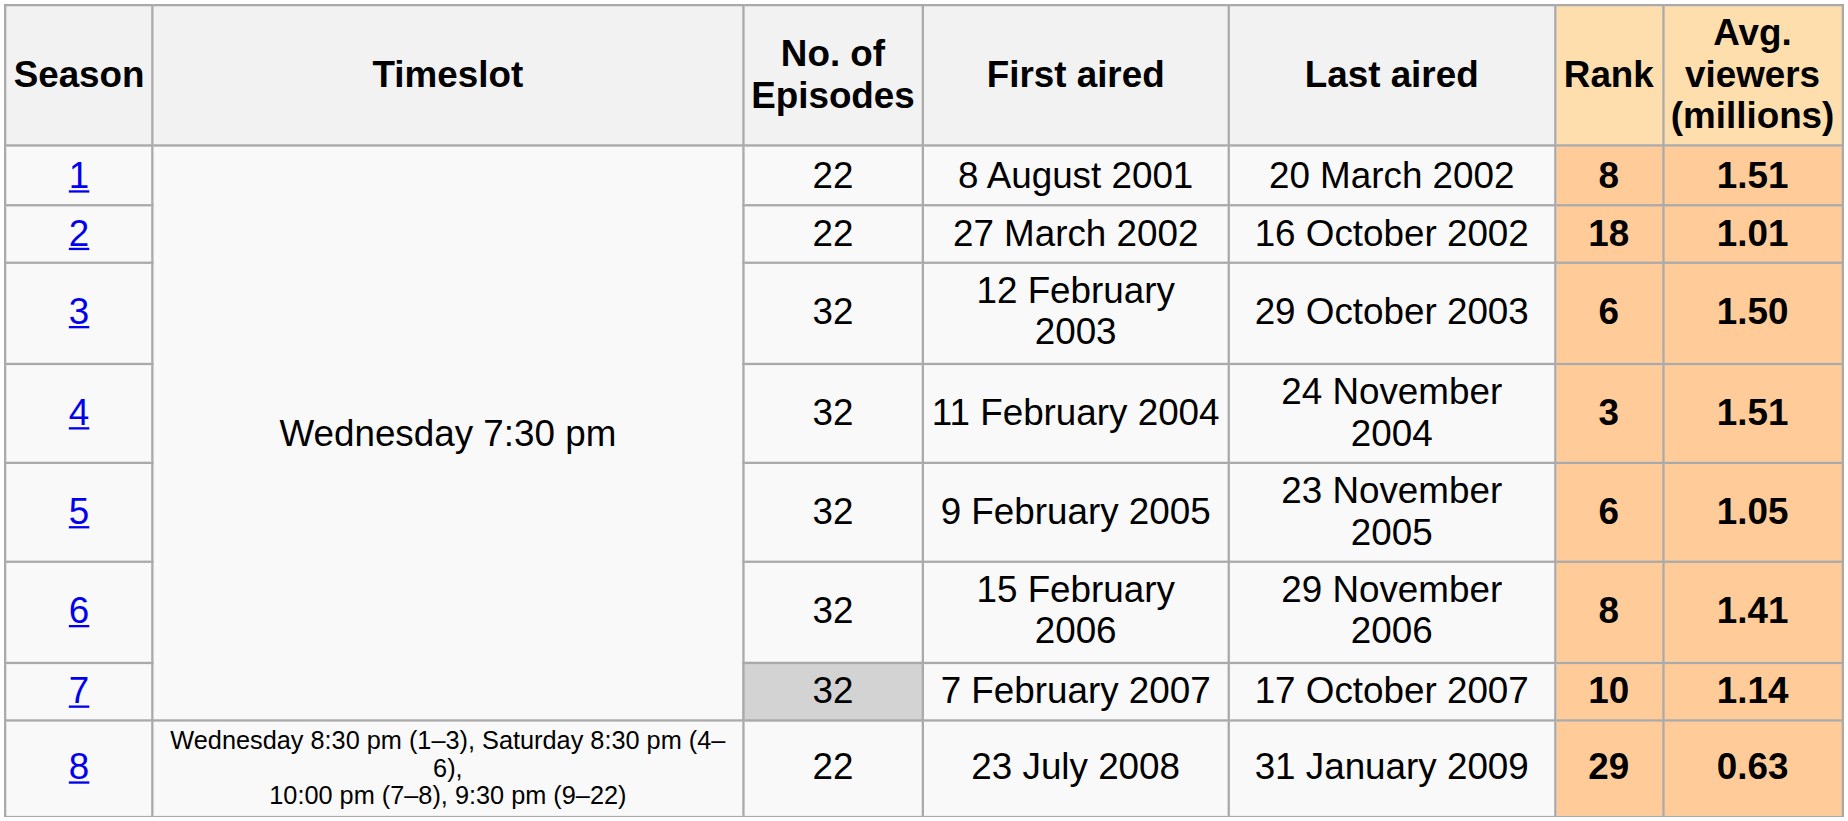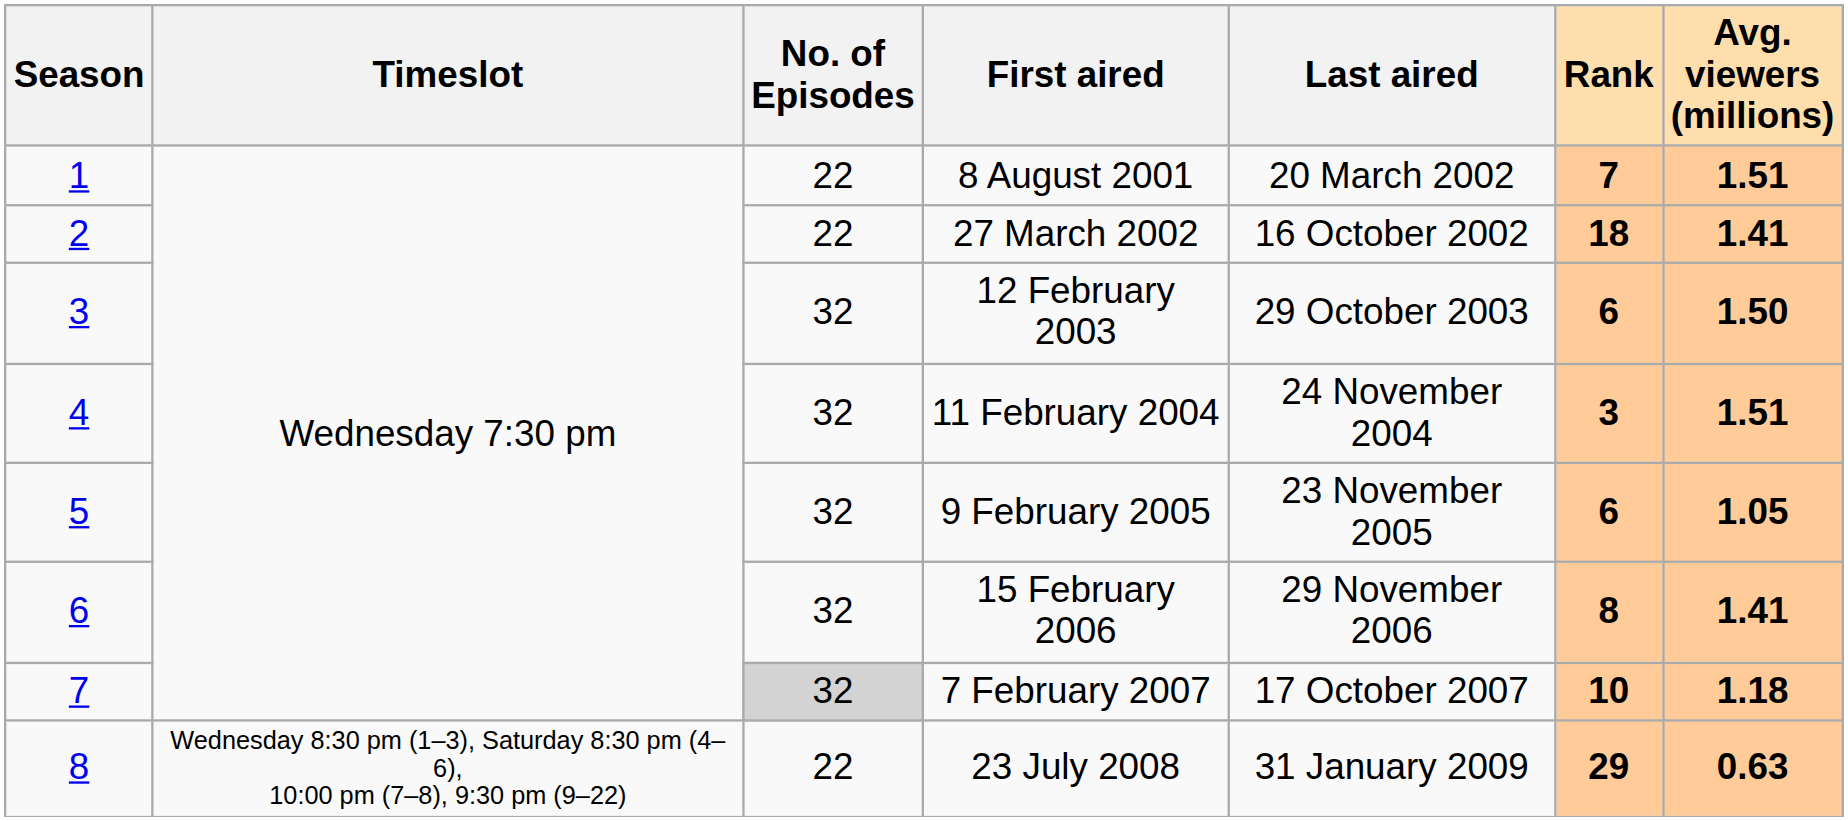(1609, 174) 8 -> (1609, 174) 7
(1753, 233) 1.01 -> (1753, 233) 1.41
(1753, 690) 1.14 -> (1753, 690) 1.18
